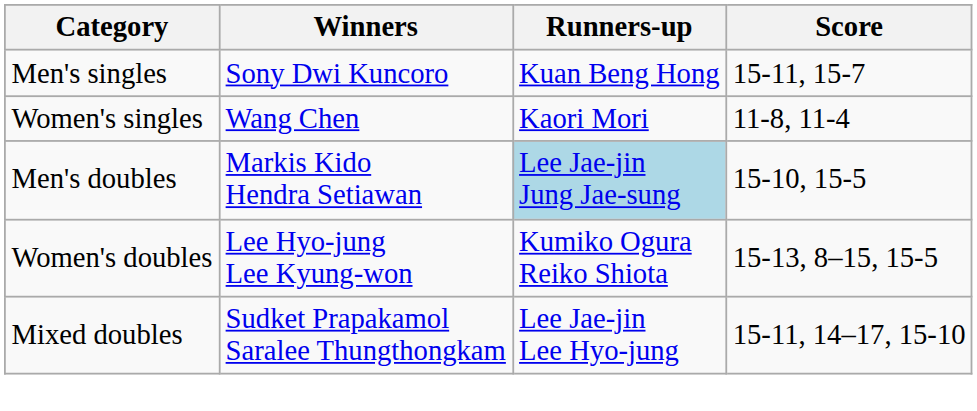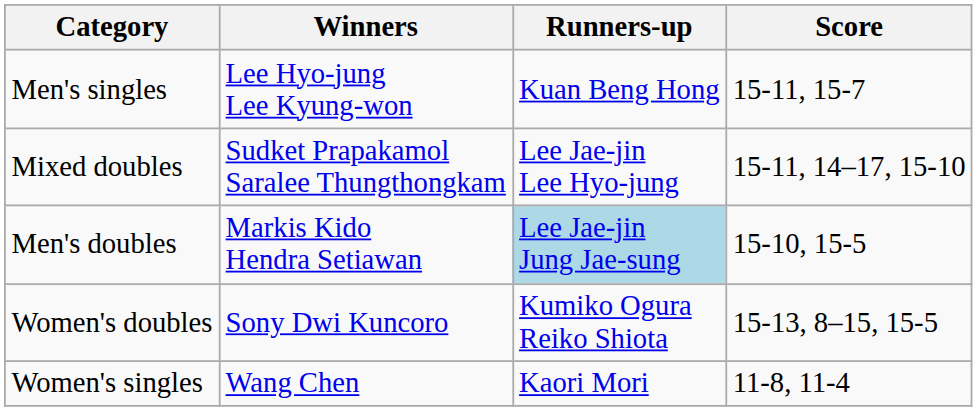(337, 72) Sony Dwi Kuncoro -> (319, 88) Lee Hyo-jung Lee Kyung-won
rows swapped: (107, 118) <-> (97, 334)
(319, 257) Lee Hyo-jung Lee Kyung-won -> (337, 321) Sony Dwi Kuncoro
